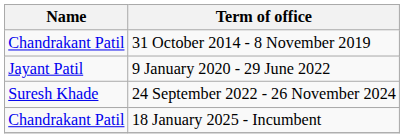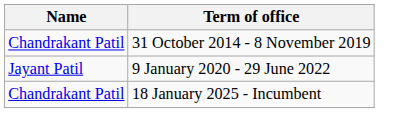- row: (264, 94)
